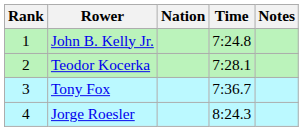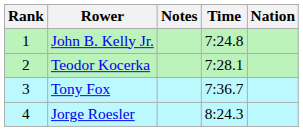columns swapped: (183, 16) <-> (277, 16)
